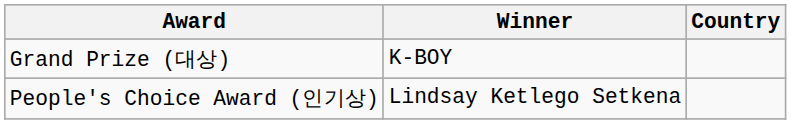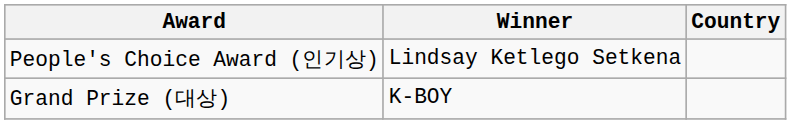rows swapped: (120, 60) <-> (194, 99)
